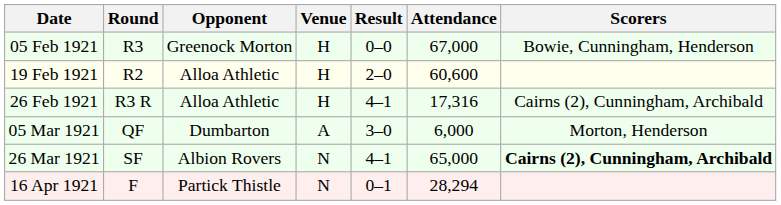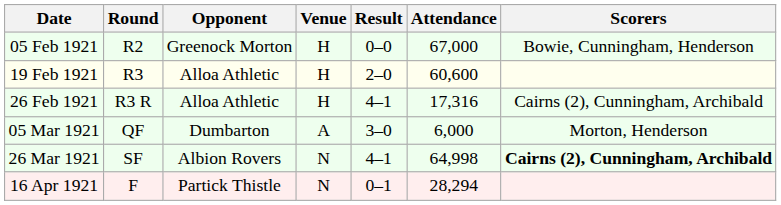(133, 46) R3 -> (133, 46) R2
(133, 74) R2 -> (133, 74) R3
(454, 158) 65,000 -> (454, 158) 64,998
